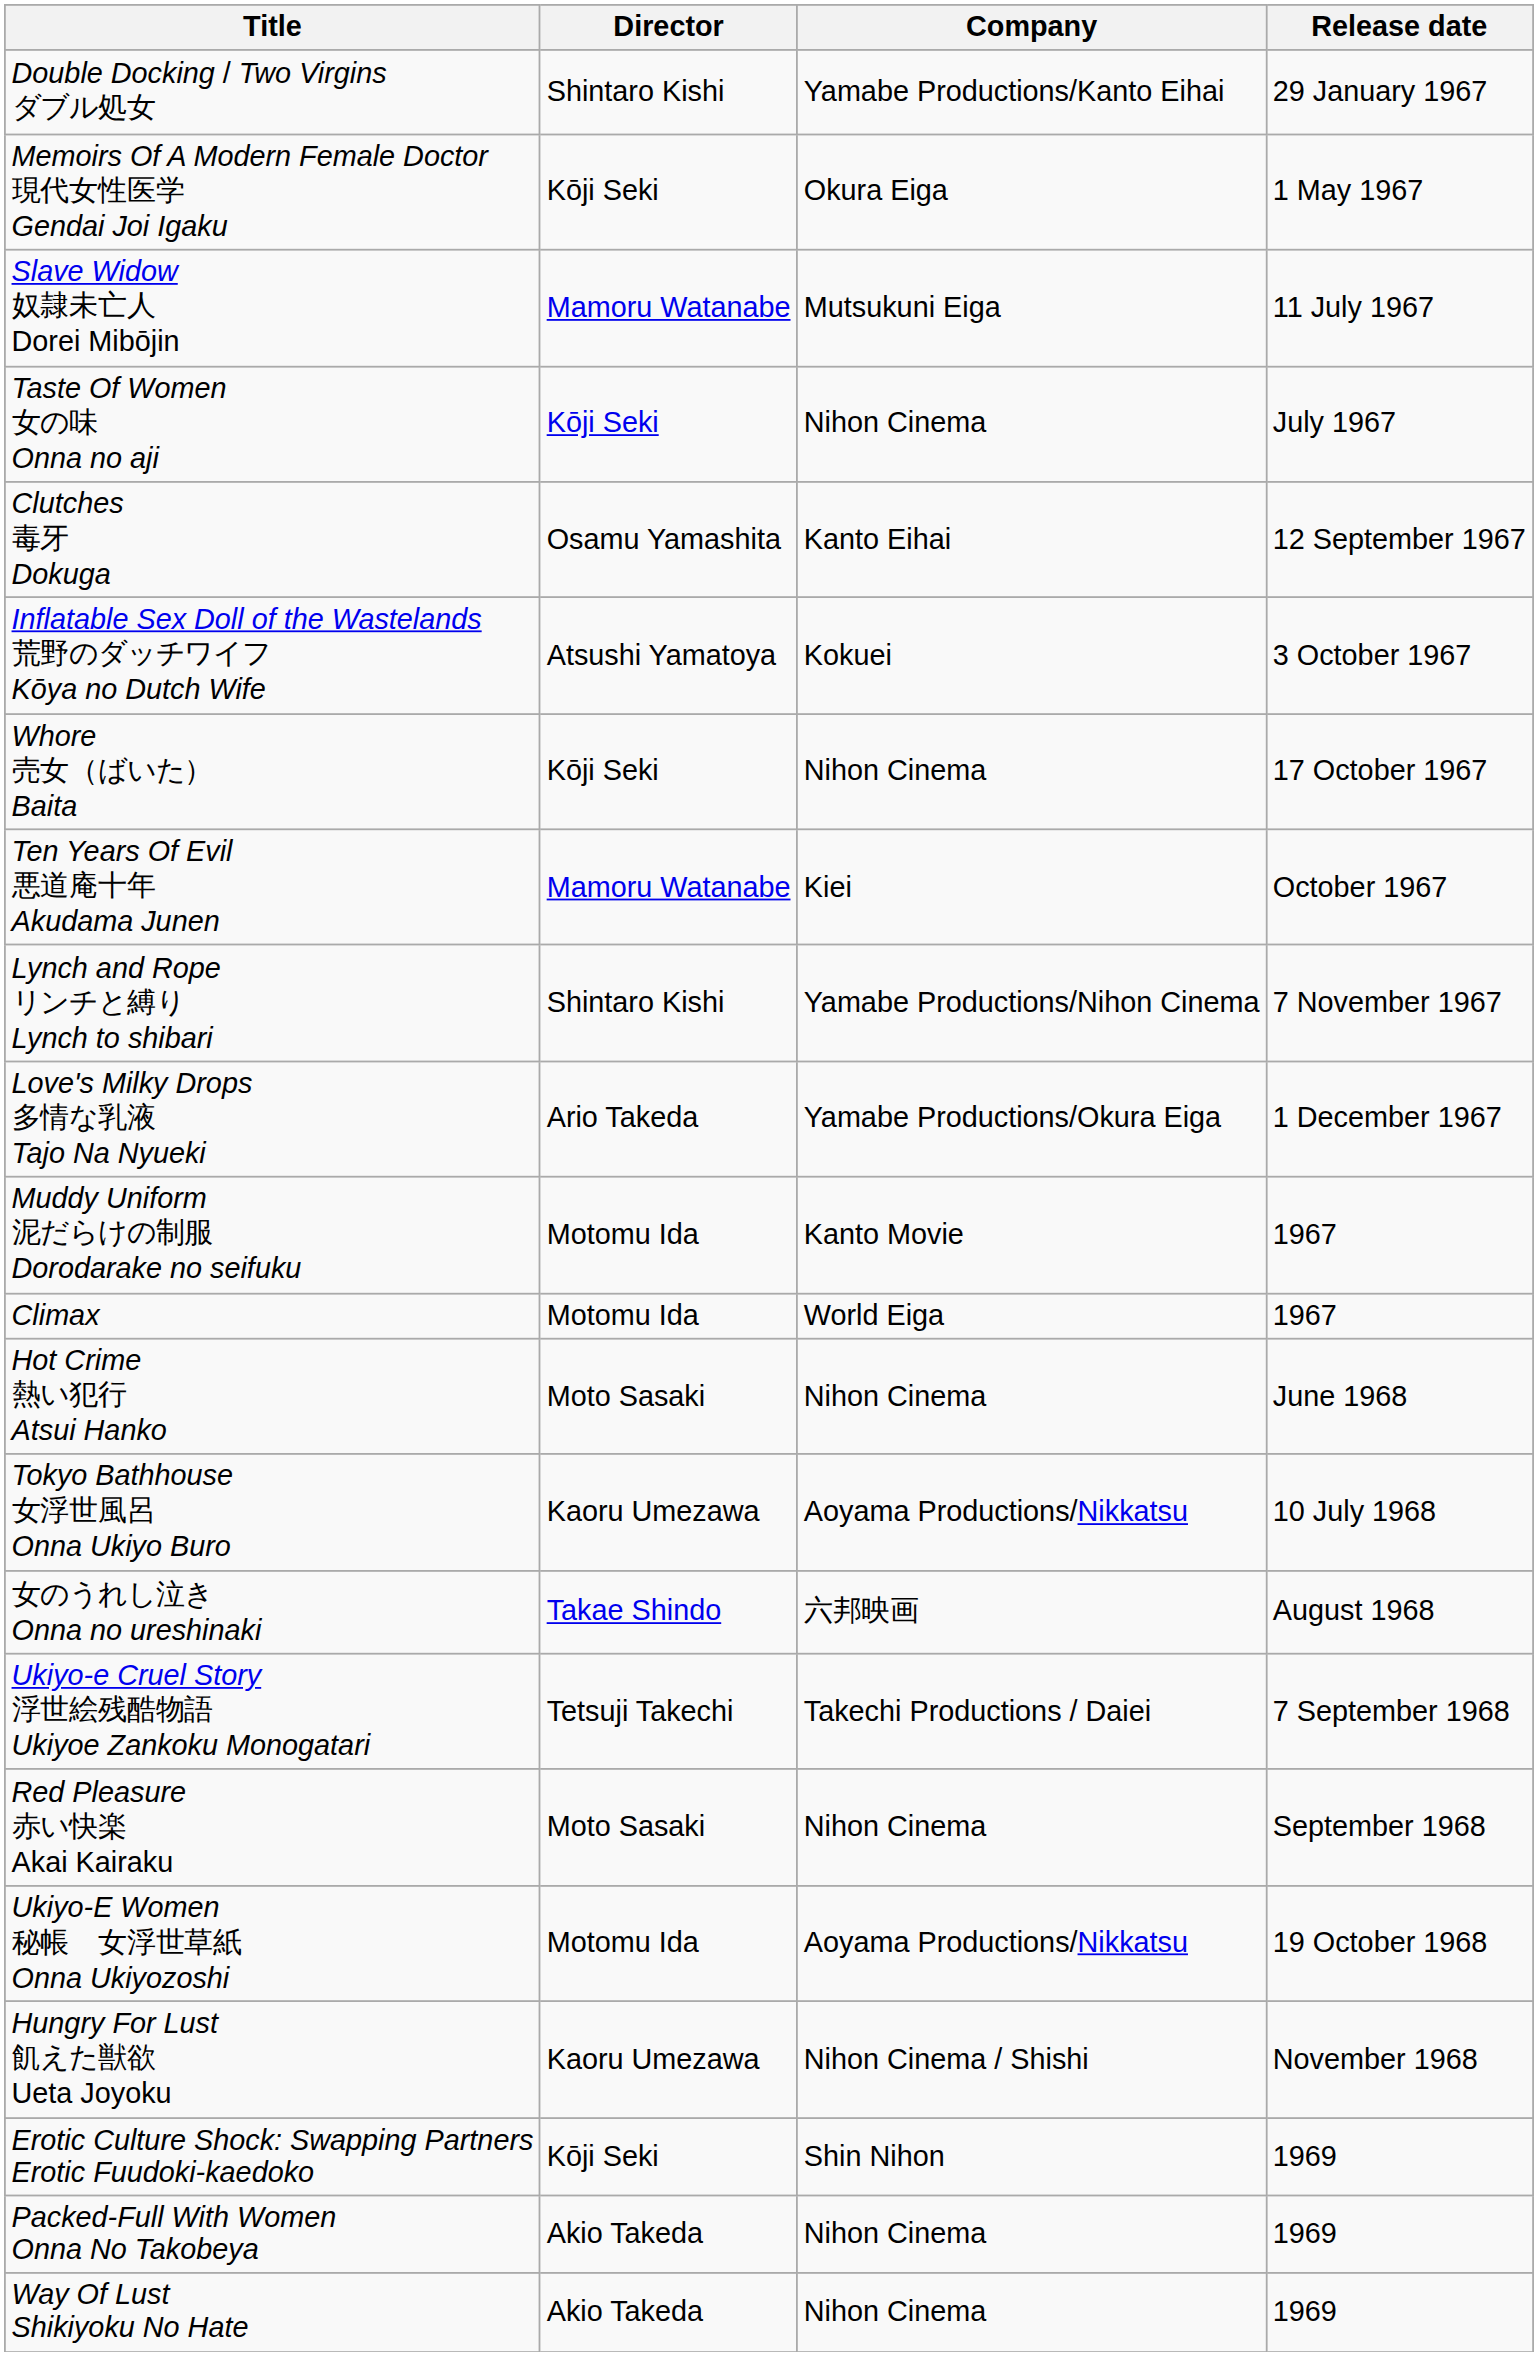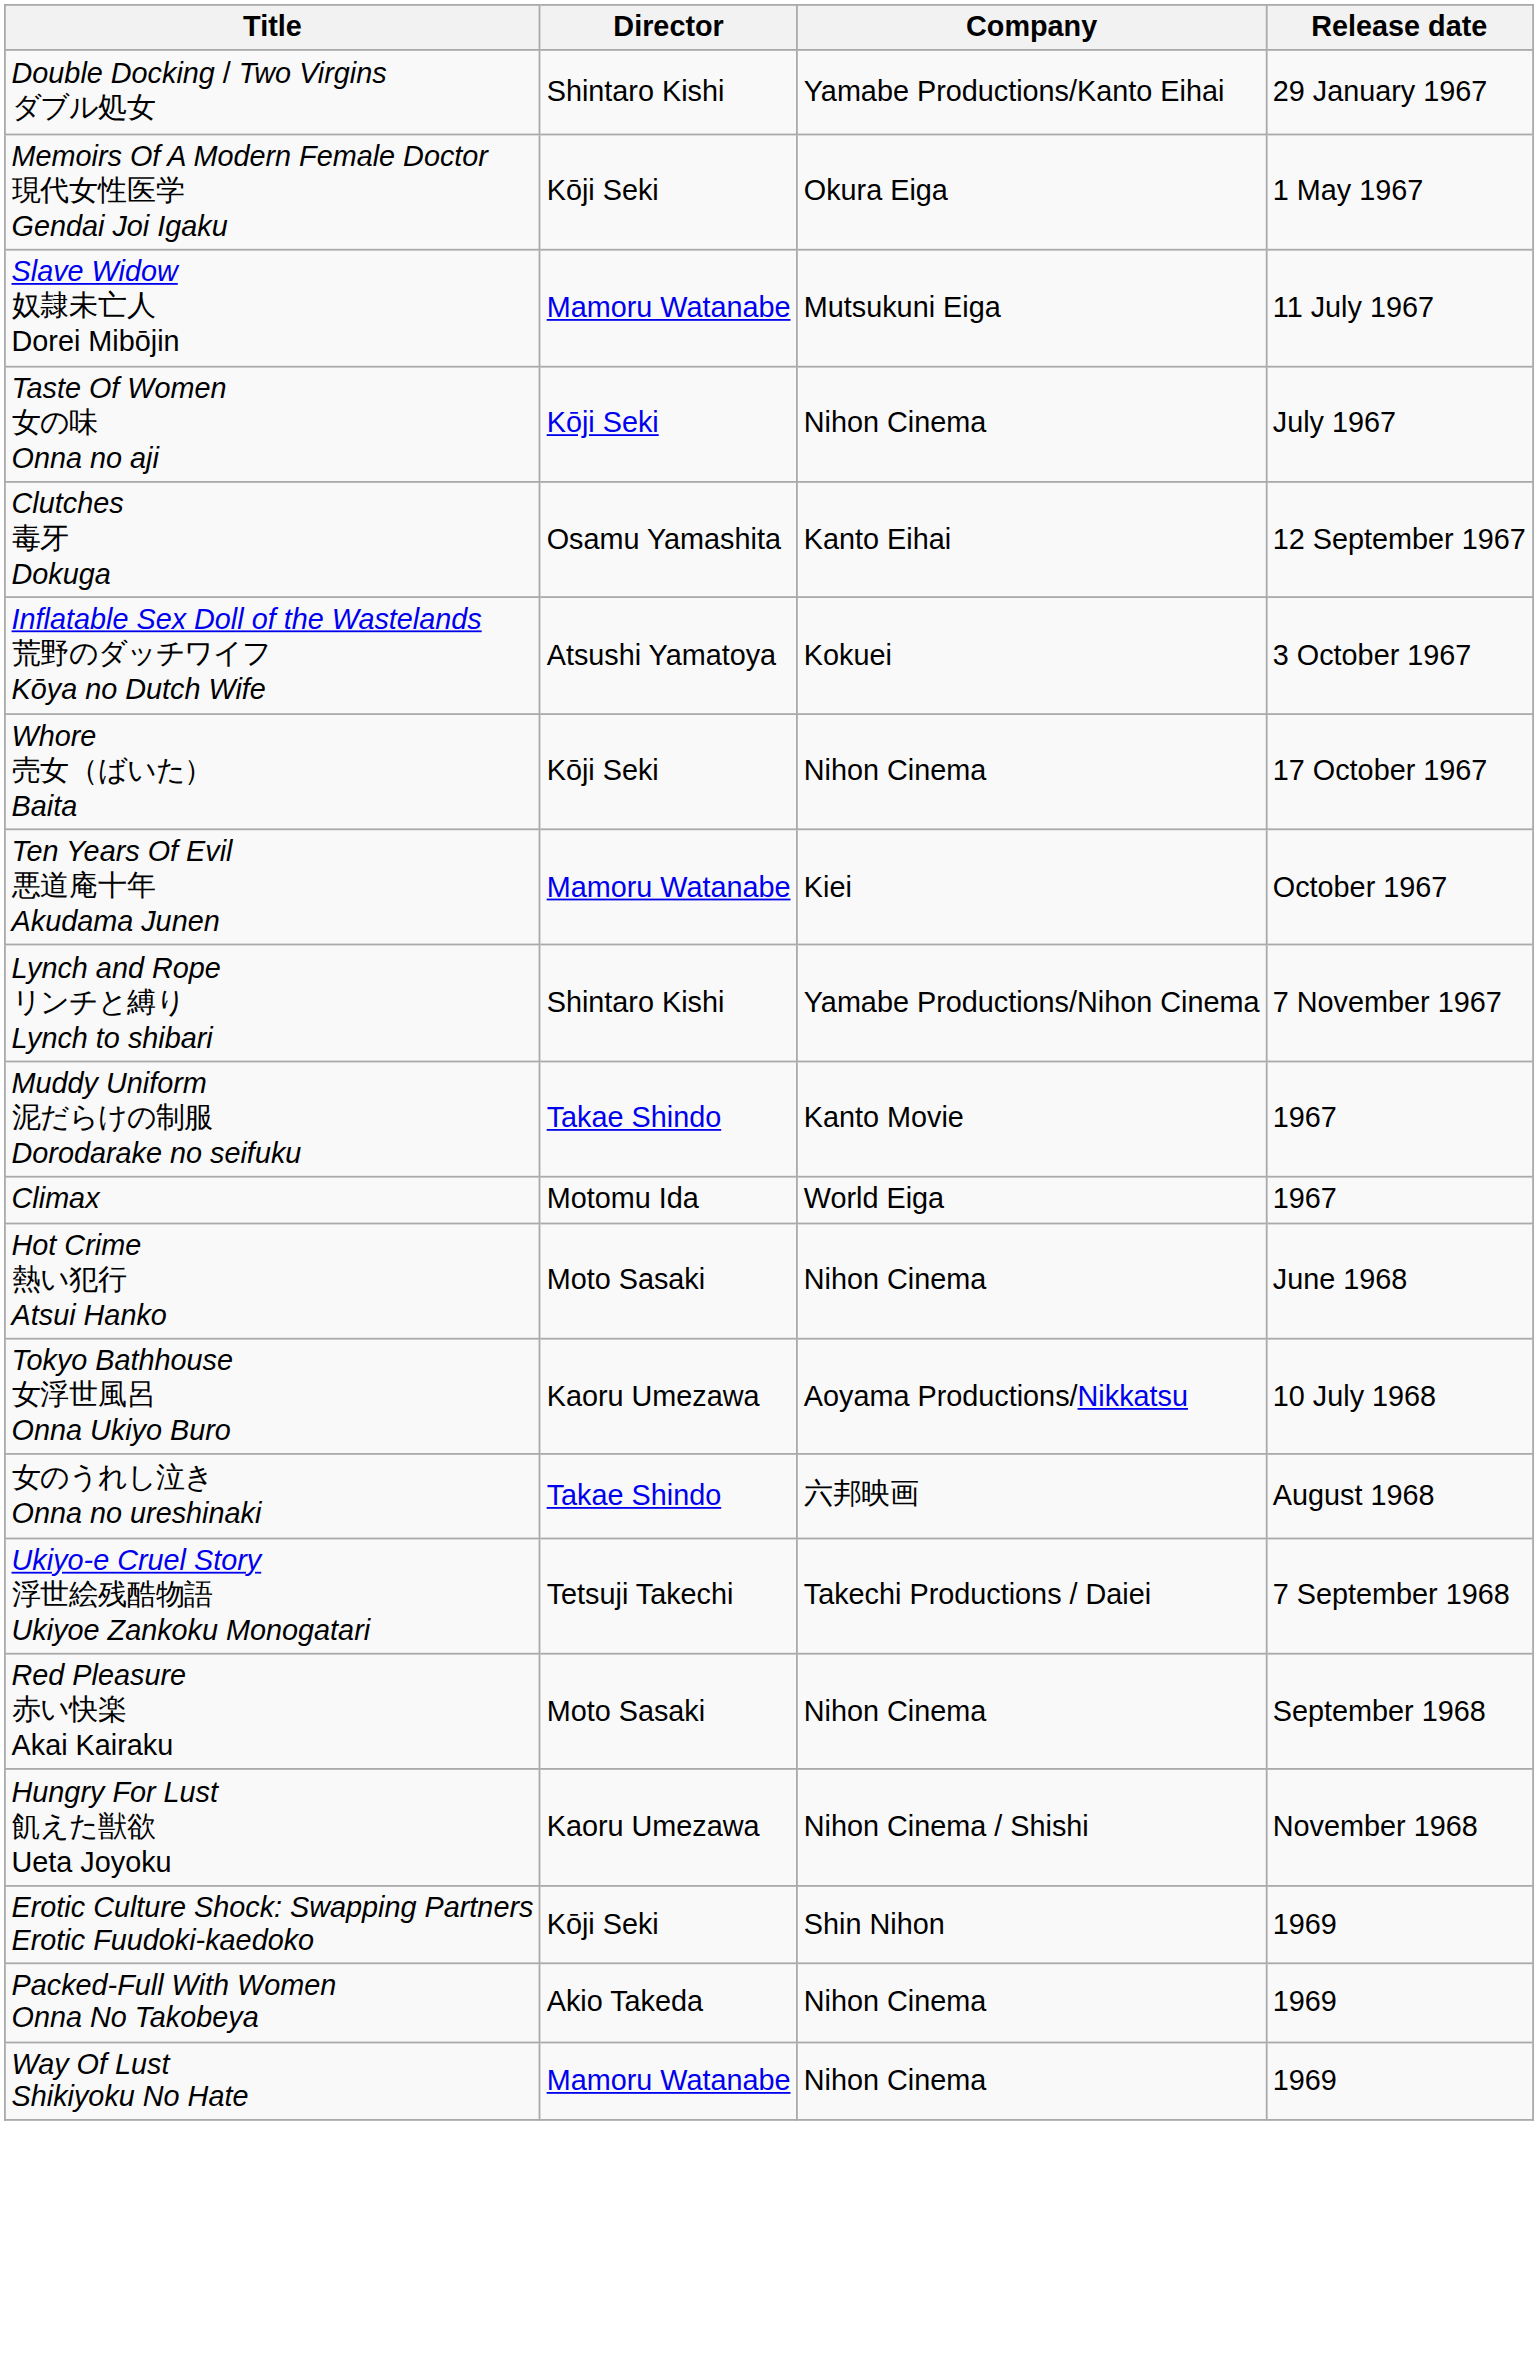- row: (132, 1118)
(623, 1234) Motomu Ida -> (634, 1118) Takae Shindo
- row: (127, 1942)
(625, 2311) Akio Takeda -> (669, 2080) Mamoru Watanabe
